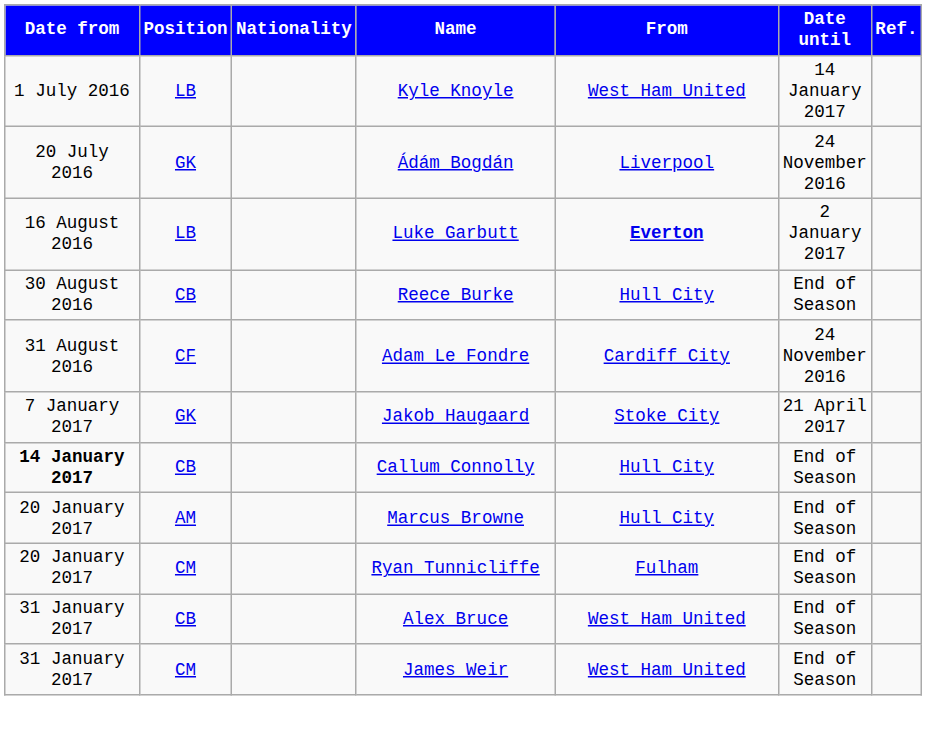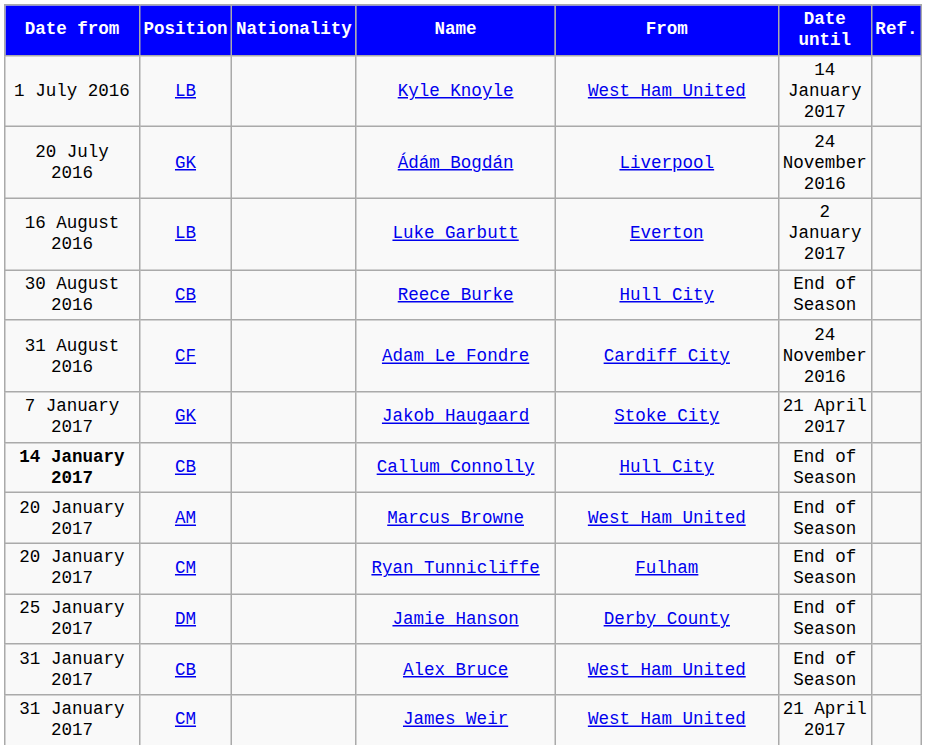(667, 234) bold -> (667, 234) normal
(667, 518) Hull City -> (667, 518) West Ham United
+ row: (456, 619)
(825, 669) End of Season -> (825, 719) 21 April 2017
